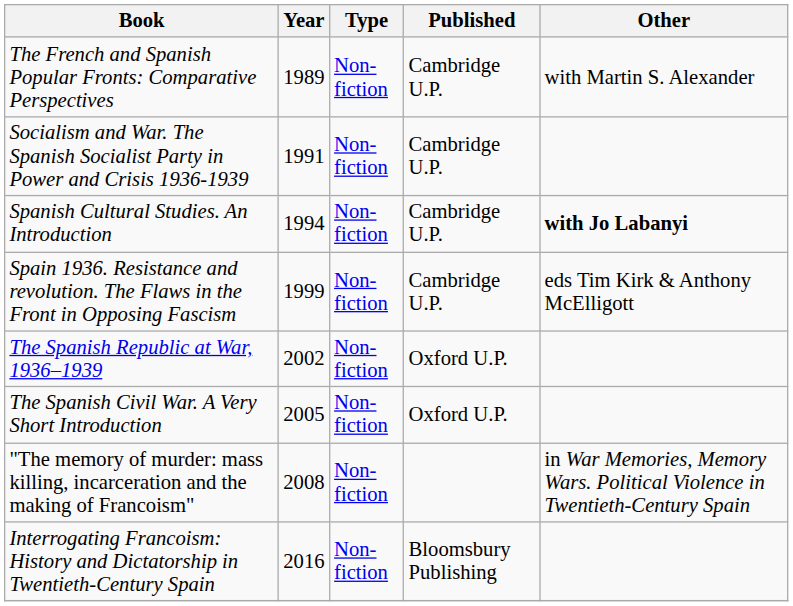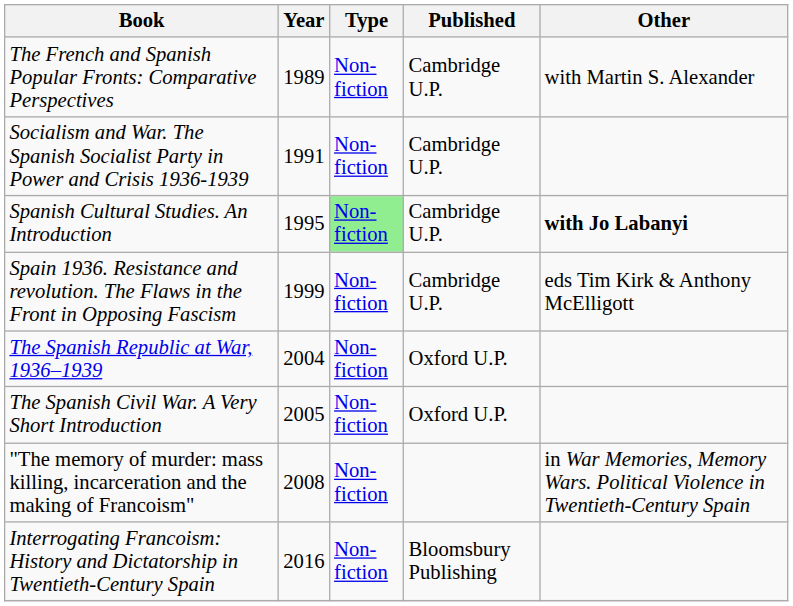(304, 223) 1994 -> (304, 223) 1995
(361, 223) no background -> (361, 223) lightgreen background
(304, 358) 2002 -> (304, 358) 2004
